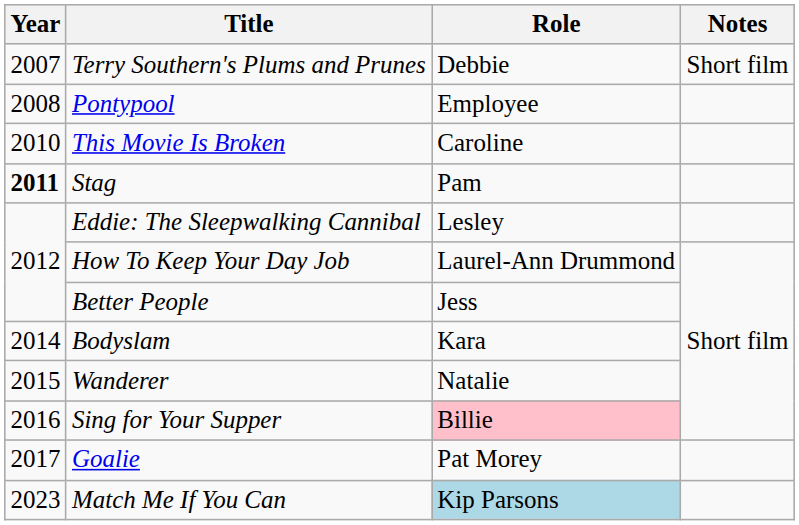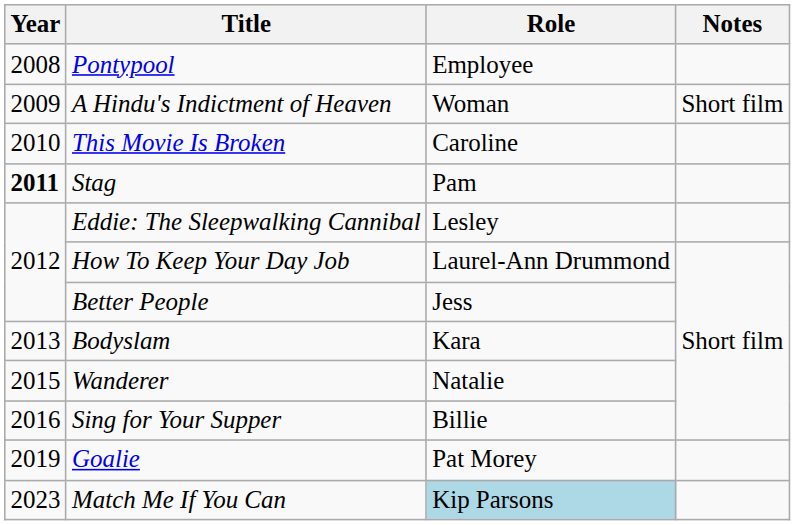- row: (249, 63)
+ row: (232, 103)
(35, 340) 2014 -> (35, 340) 2013
(465, 420) pink background -> (460, 420) no background
(35, 459) 2017 -> (35, 459) 2019
